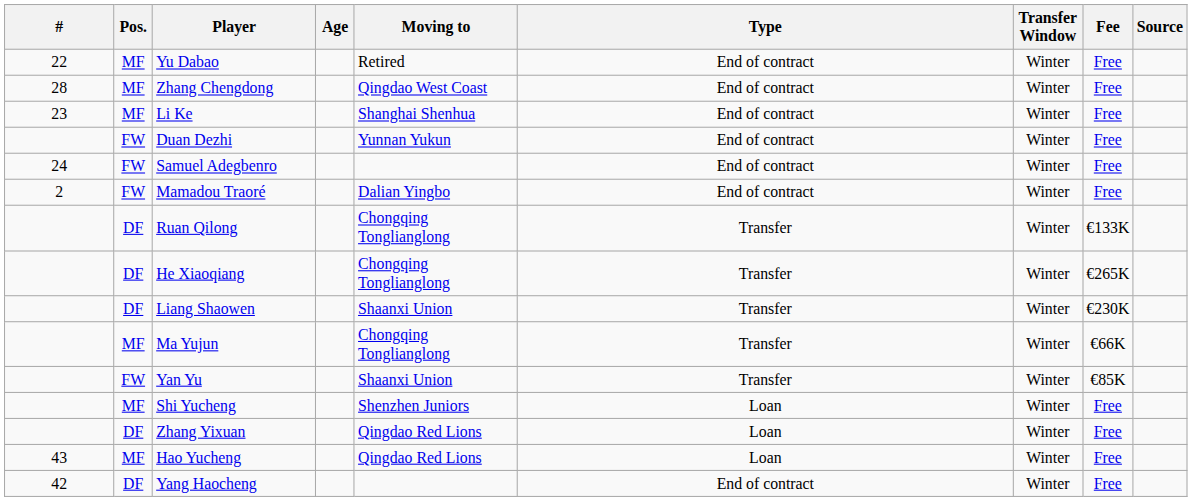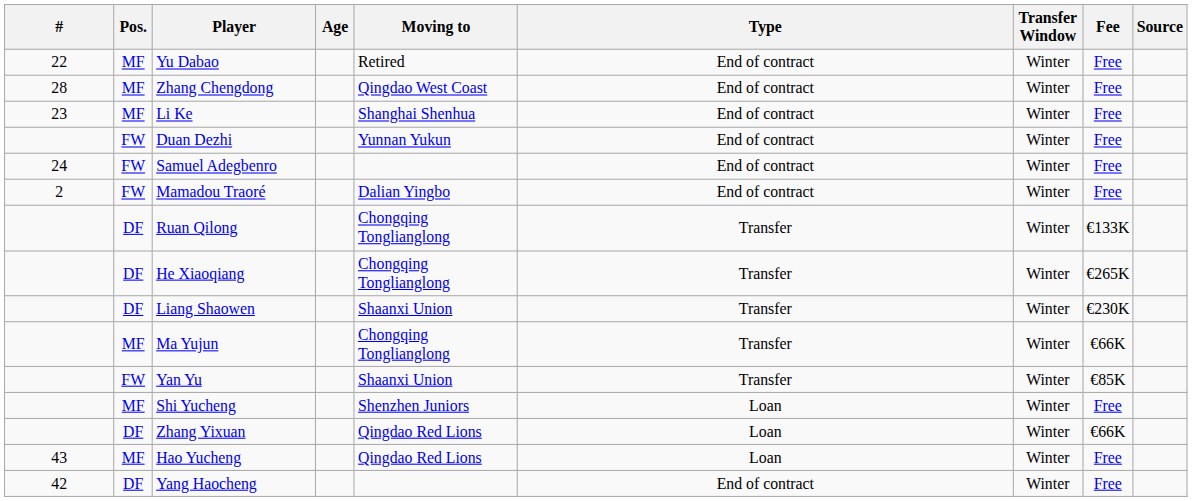(1108, 431) Free -> (1108, 431) €66K
